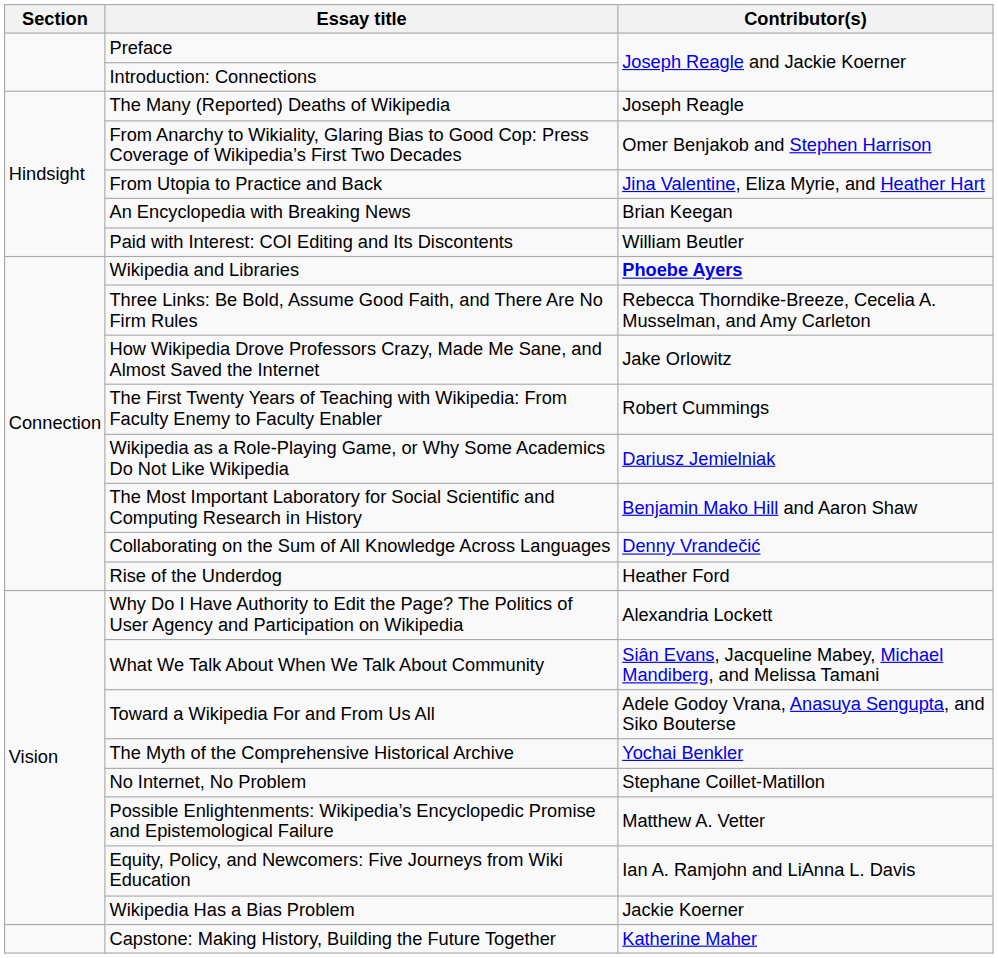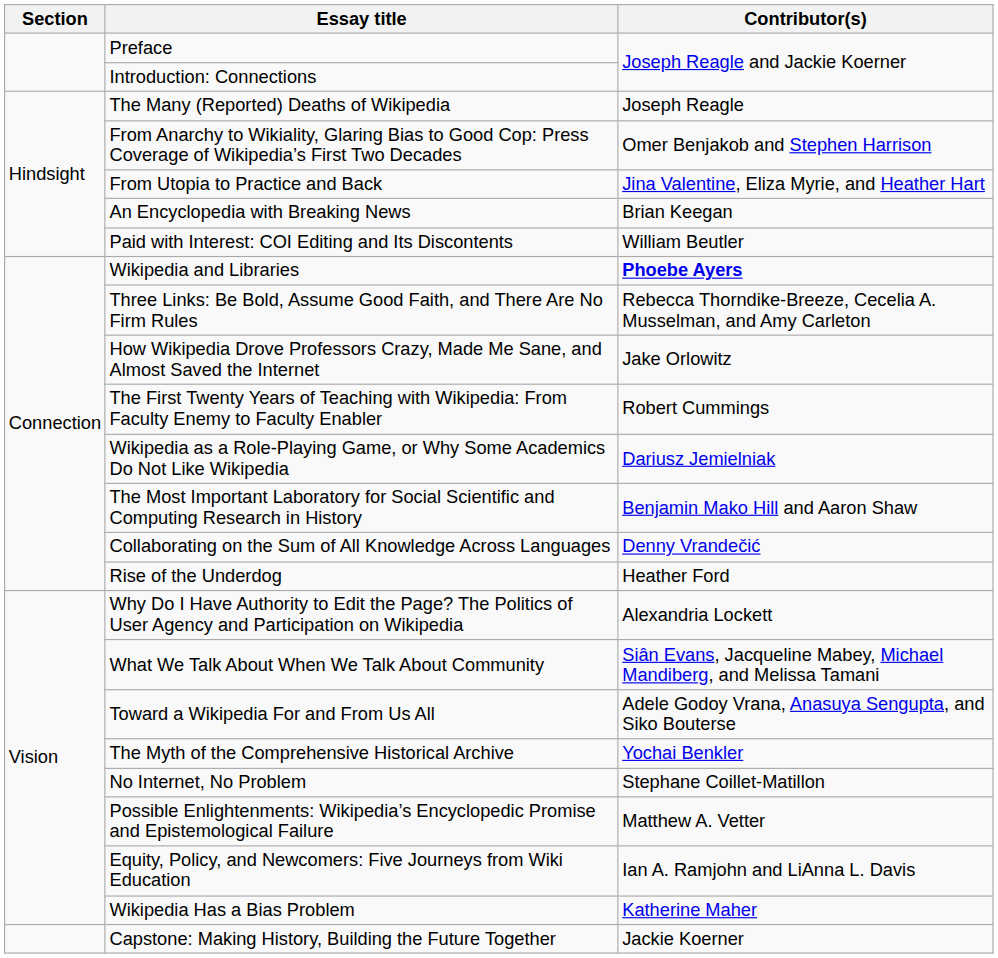(683, 910) Jackie Koerner -> (690, 910) Katherine Maher
(690, 938) Katherine Maher -> (683, 938) Jackie Koerner
